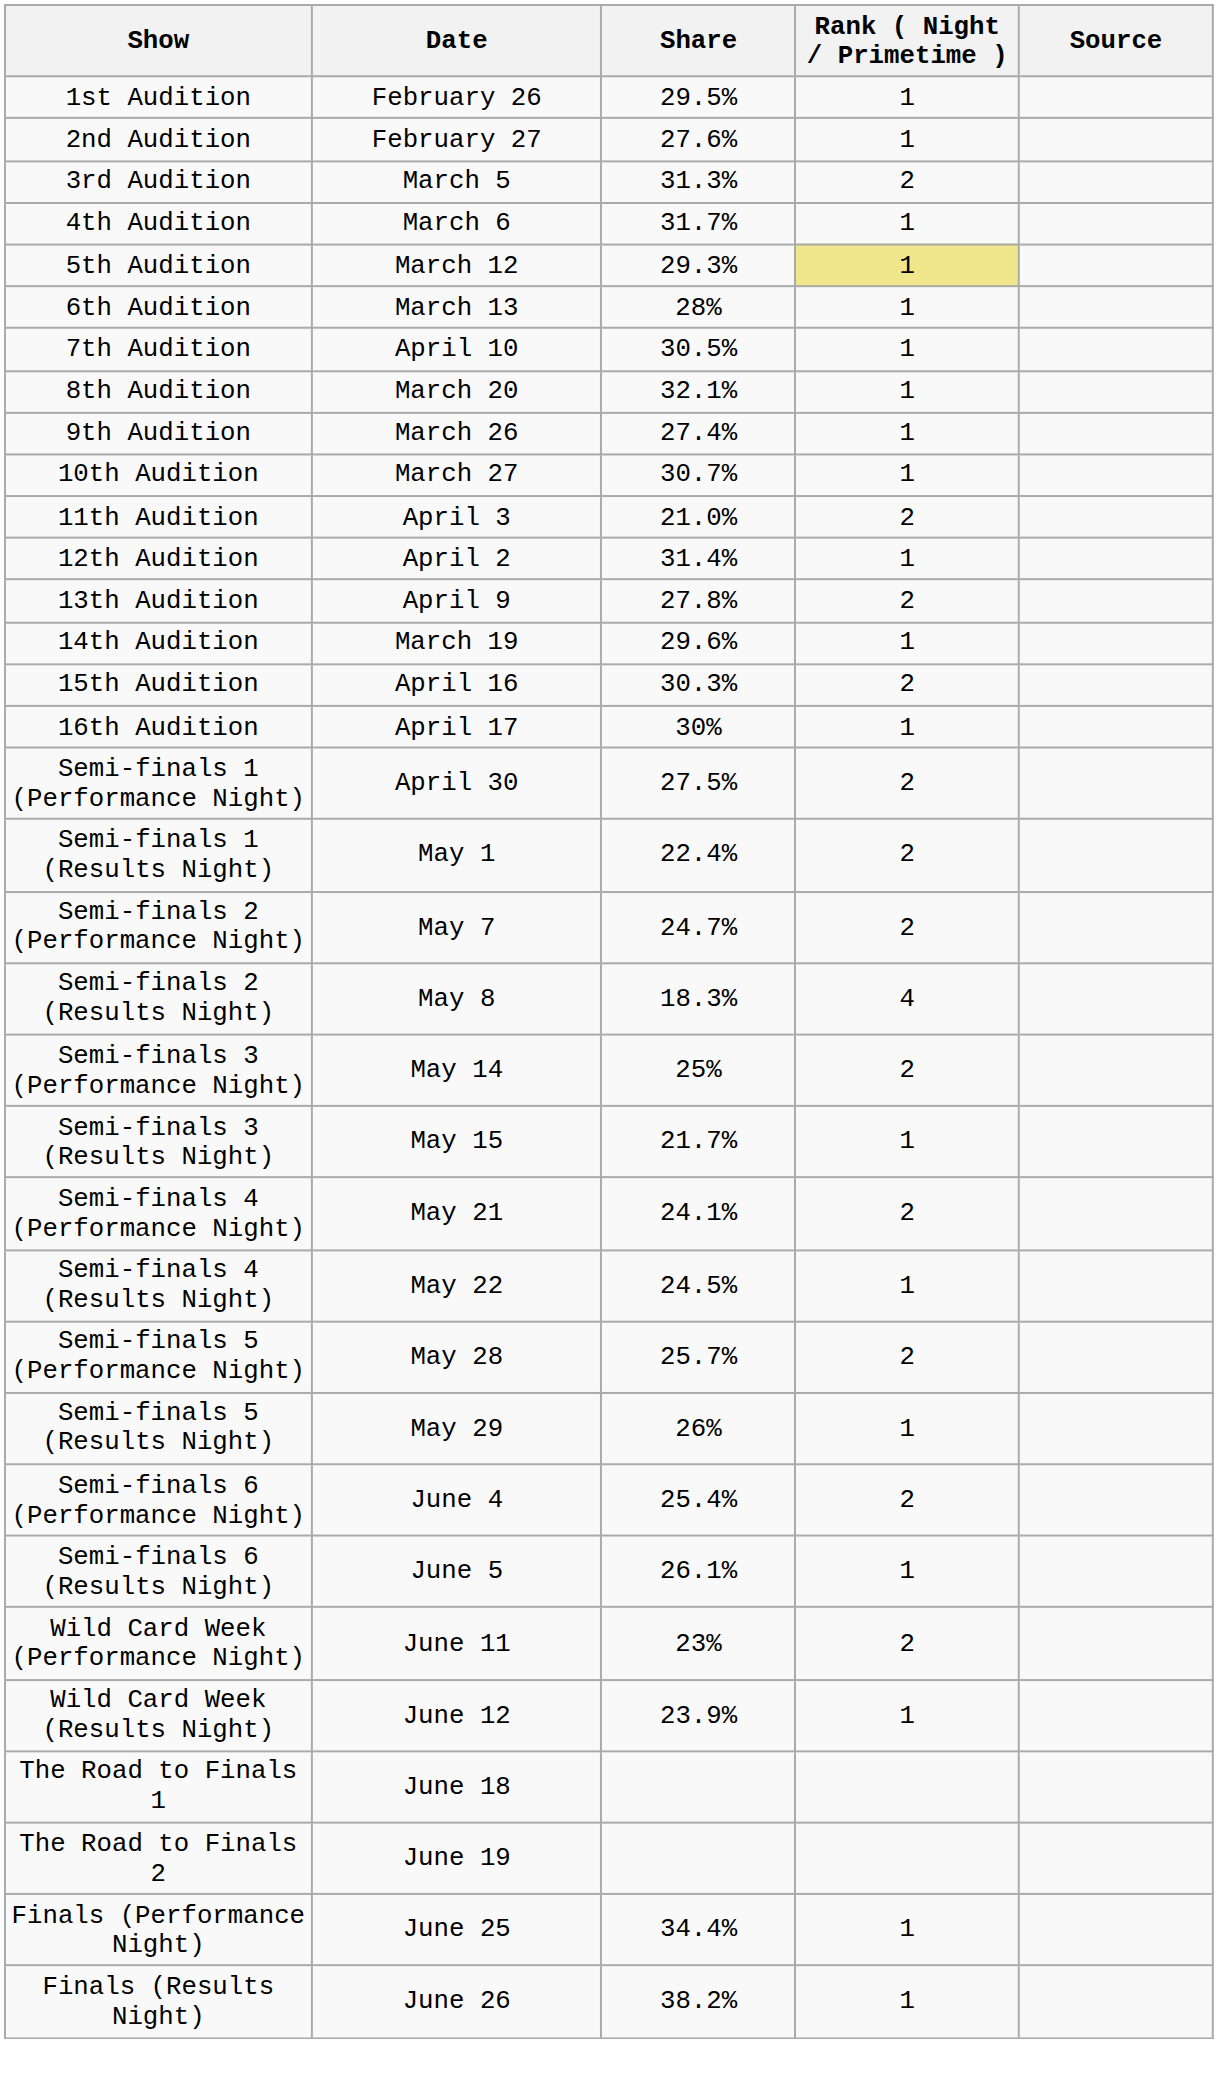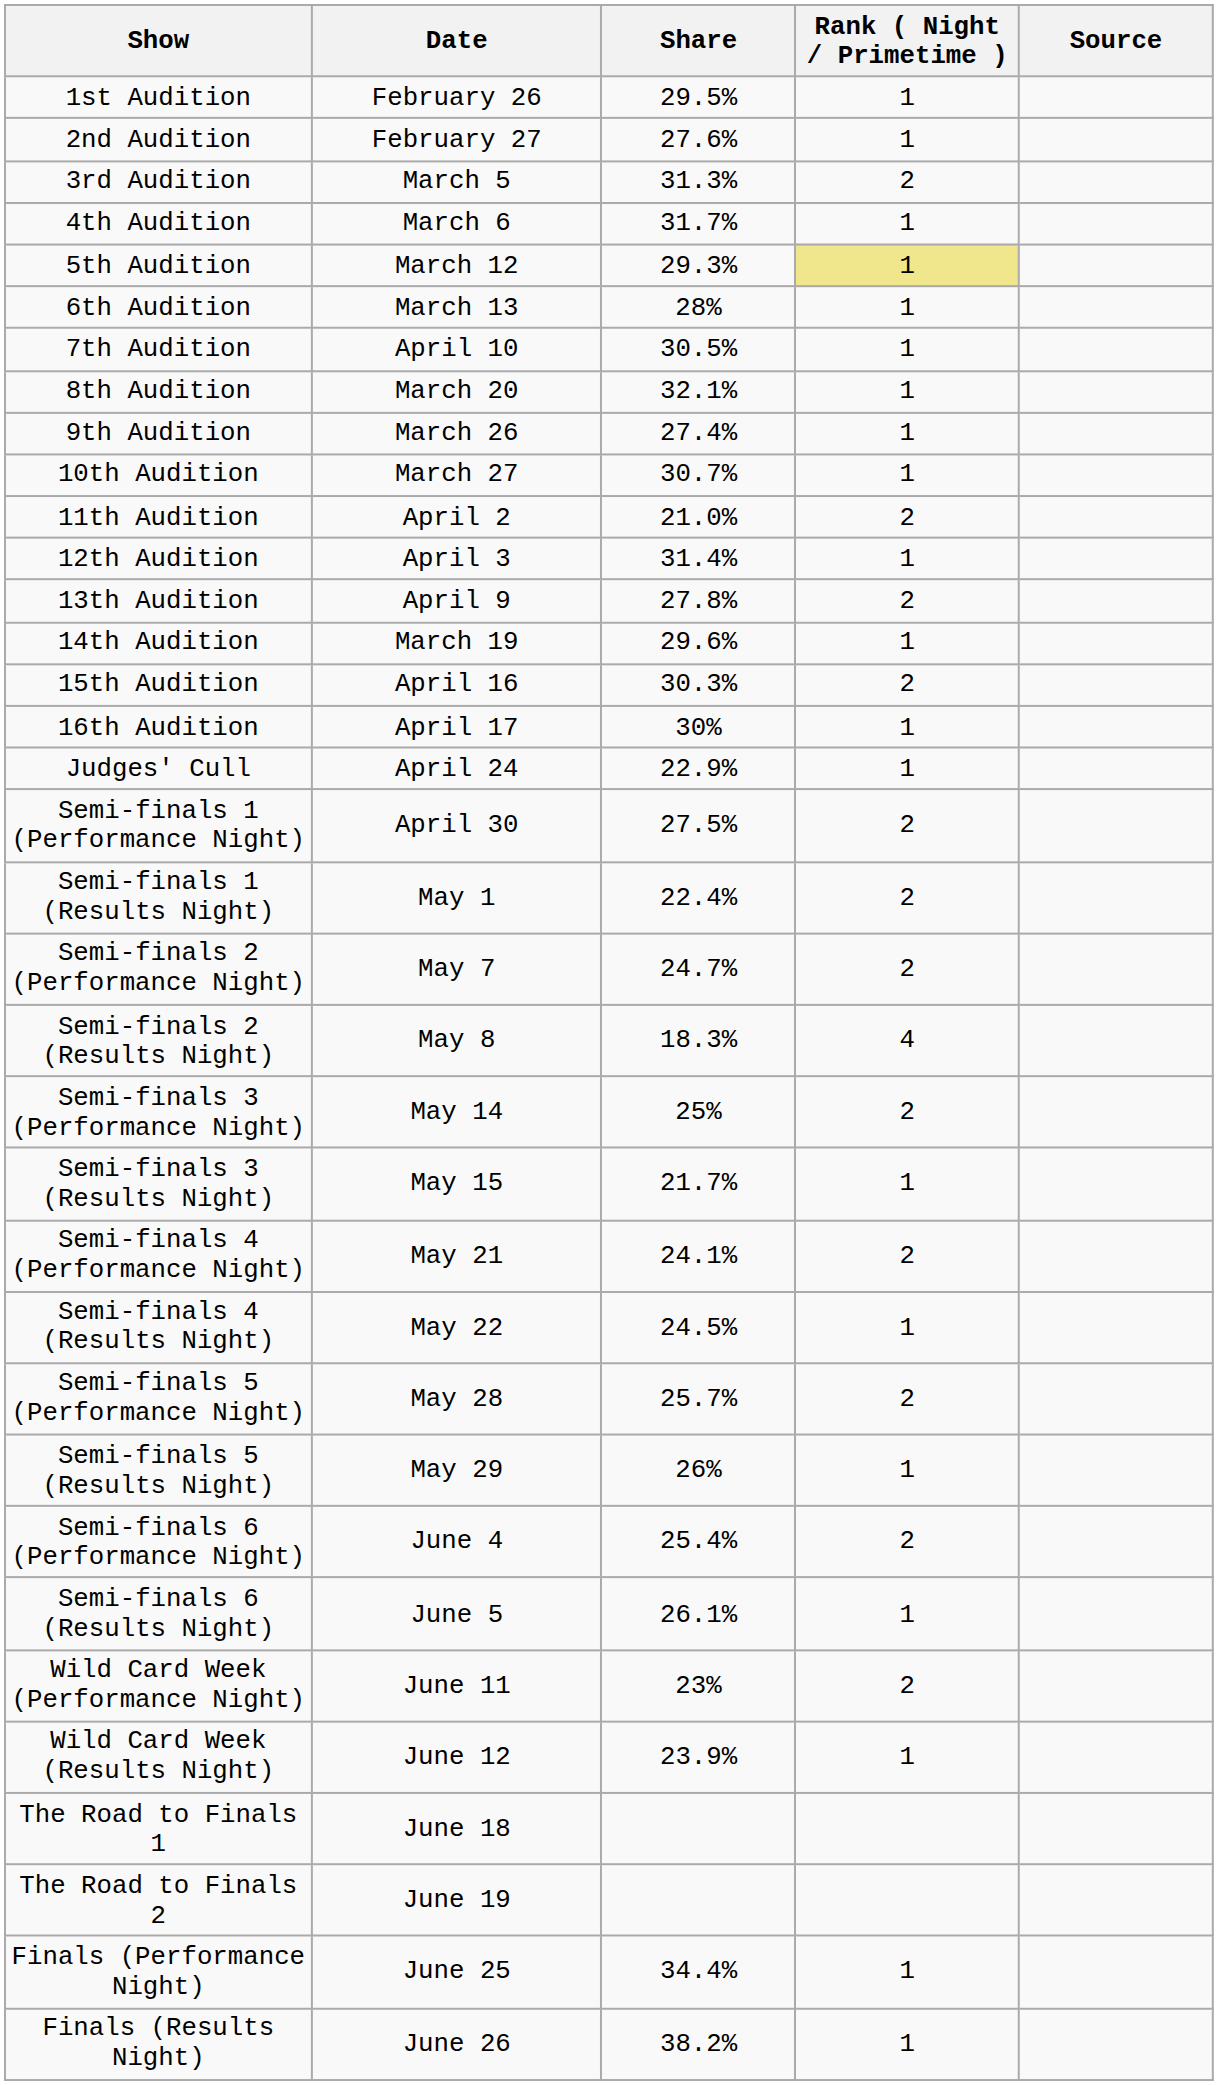(457, 517) April 3 -> (457, 517) April 2
(457, 559) April 2 -> (457, 559) April 3
+ row: (158, 769)
